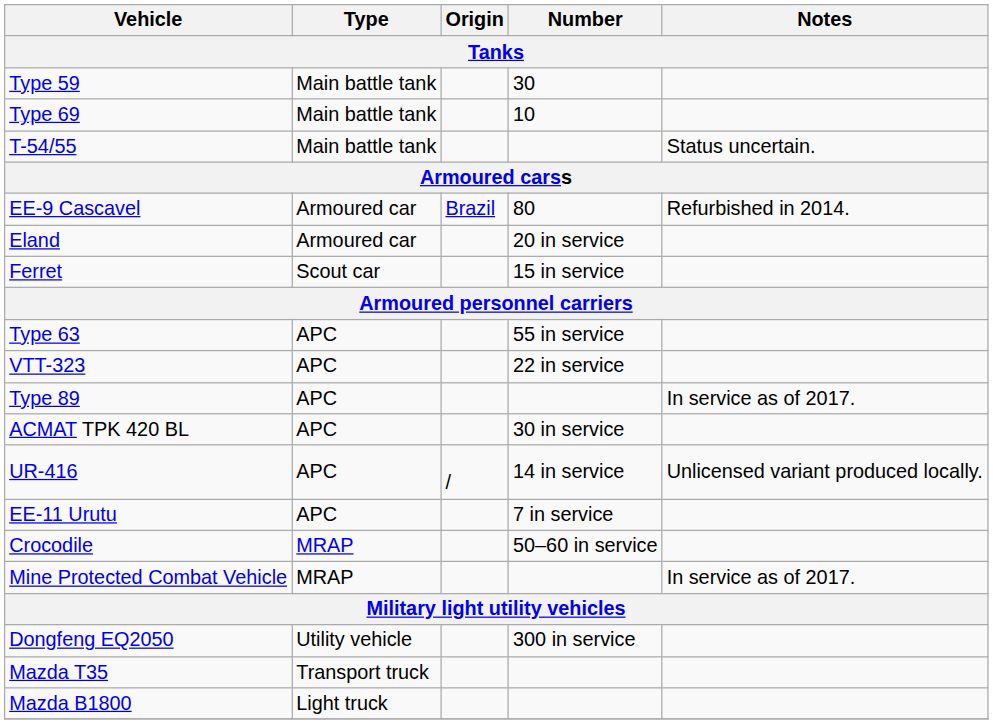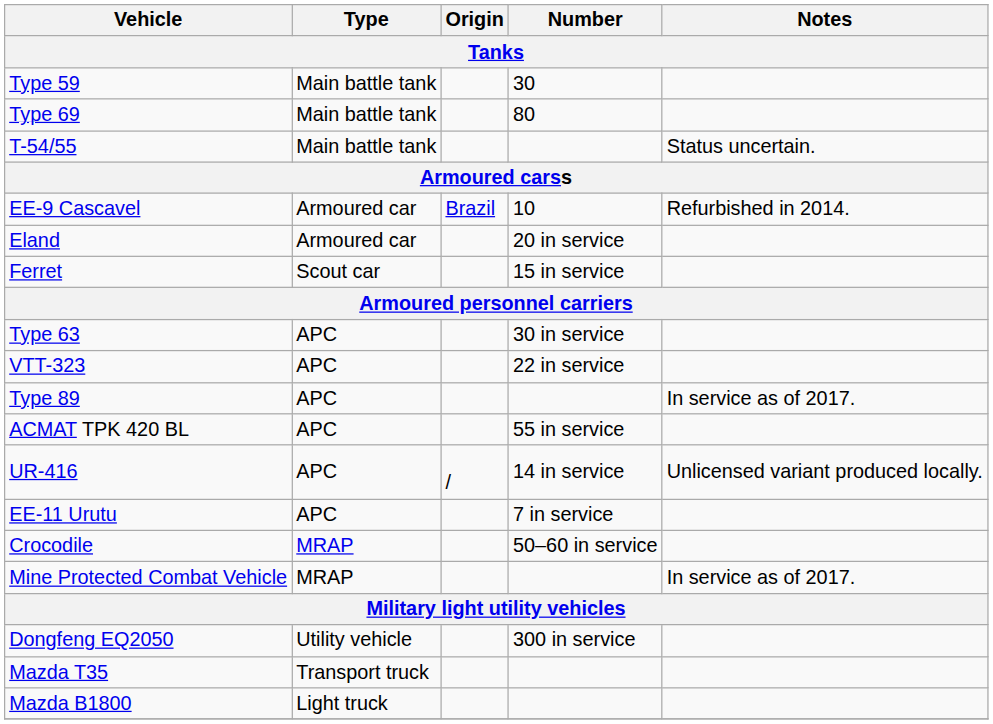(524, 114) 10 -> (524, 114) 80
(524, 209) 80 -> (524, 209) 10
(569, 334) 55 in service -> (569, 334) 30 in service
(569, 429) 30 in service -> (569, 429) 55 in service
